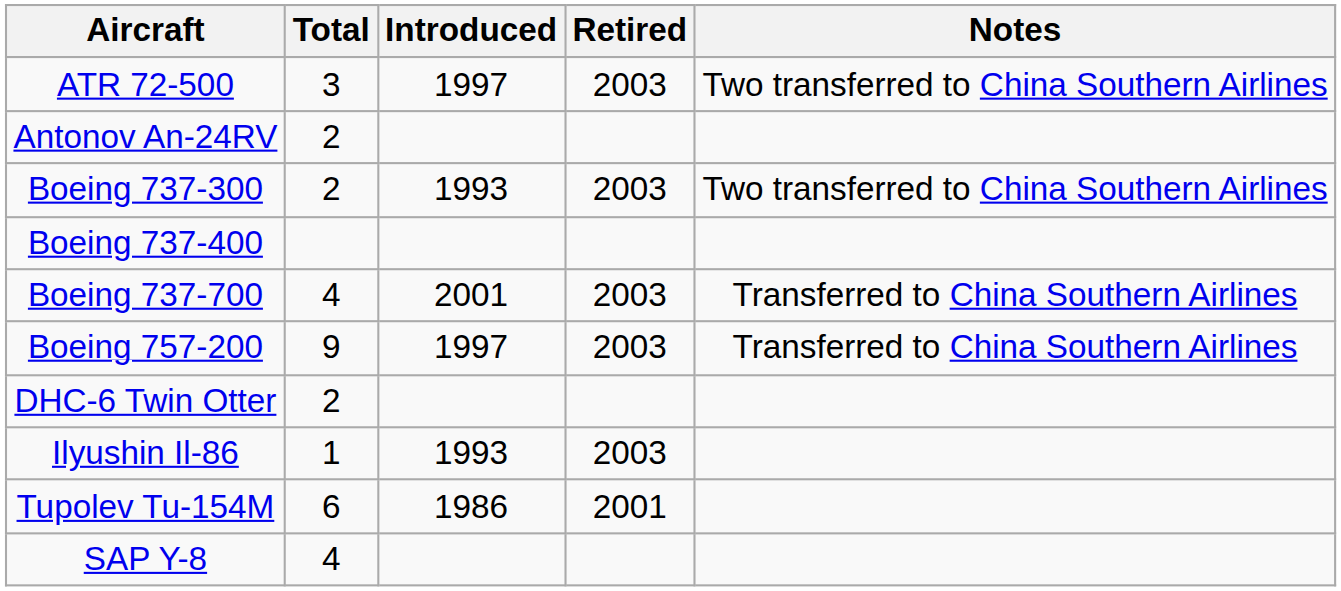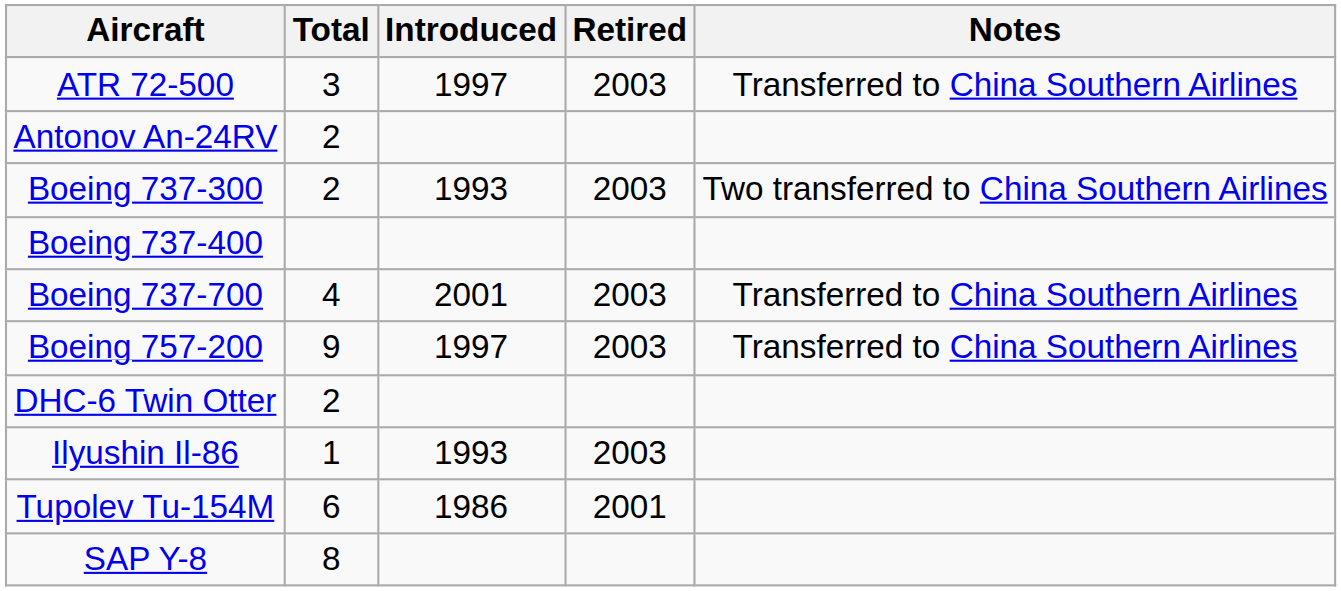(1015, 83) Two transferred to China Southern Airlines -> (1015, 83) Transferred to China Southern Airlines
(331, 558) 4 -> (331, 558) 8
